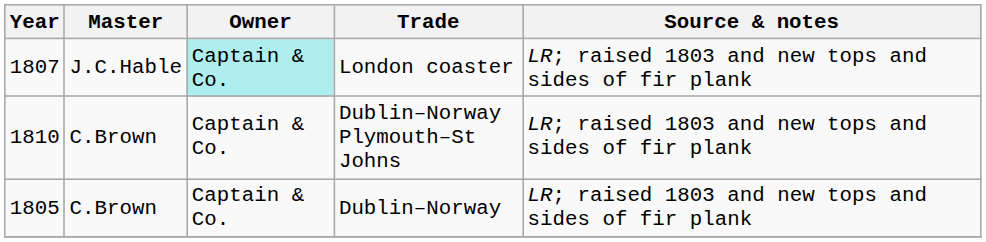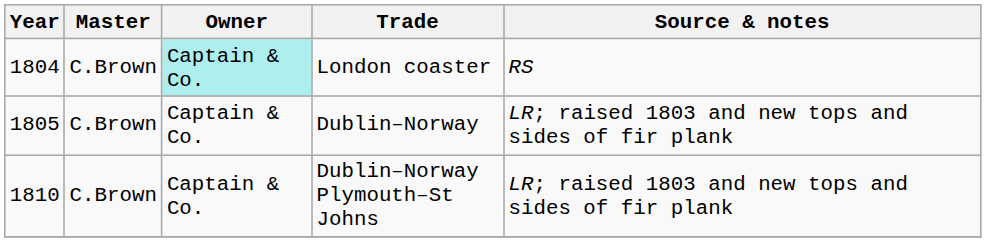(35, 68) 1807 -> (35, 68) 1804
(126, 68) J.C.Hable -> (113, 68) C.Brown
(727, 68) LR; raised 1803 and new tops and sides of fir plank -> (521, 68) RS
rows swapped: (420, 207) <-> (420, 138)
